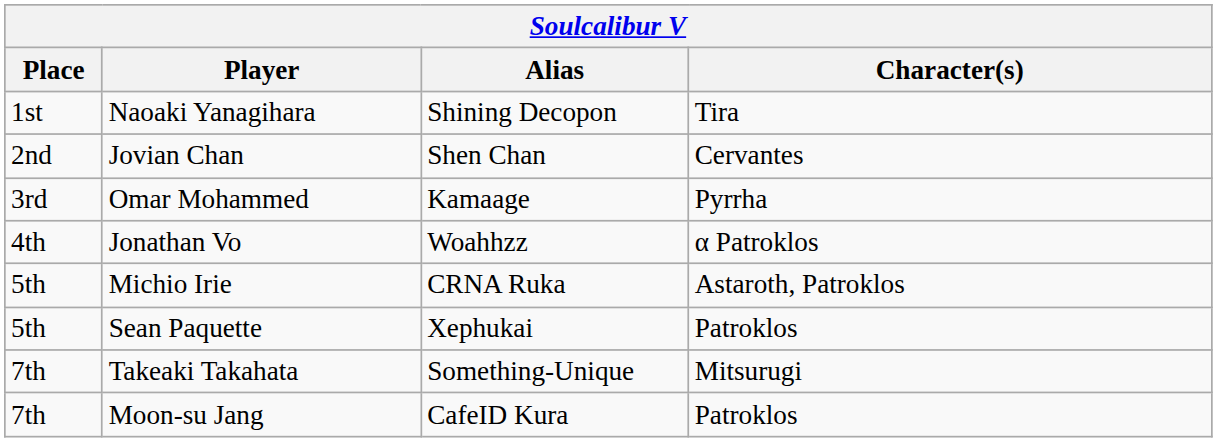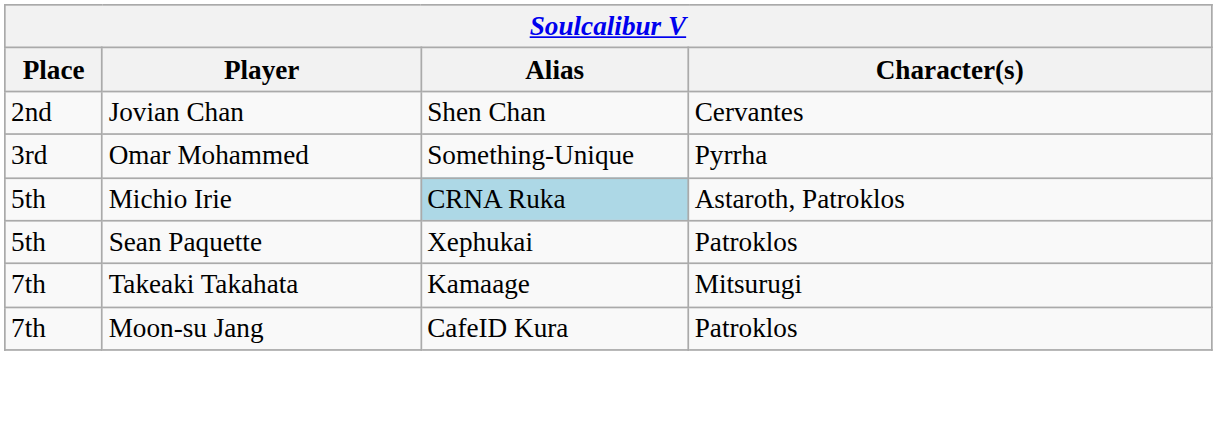- row: (212, 112)
(479, 198) Kamaage -> (531, 155) Something-Unique
- row: (175, 241)
(496, 284) no background -> (496, 198) lightblue background
(531, 371) Something-Unique -> (479, 284) Kamaage
